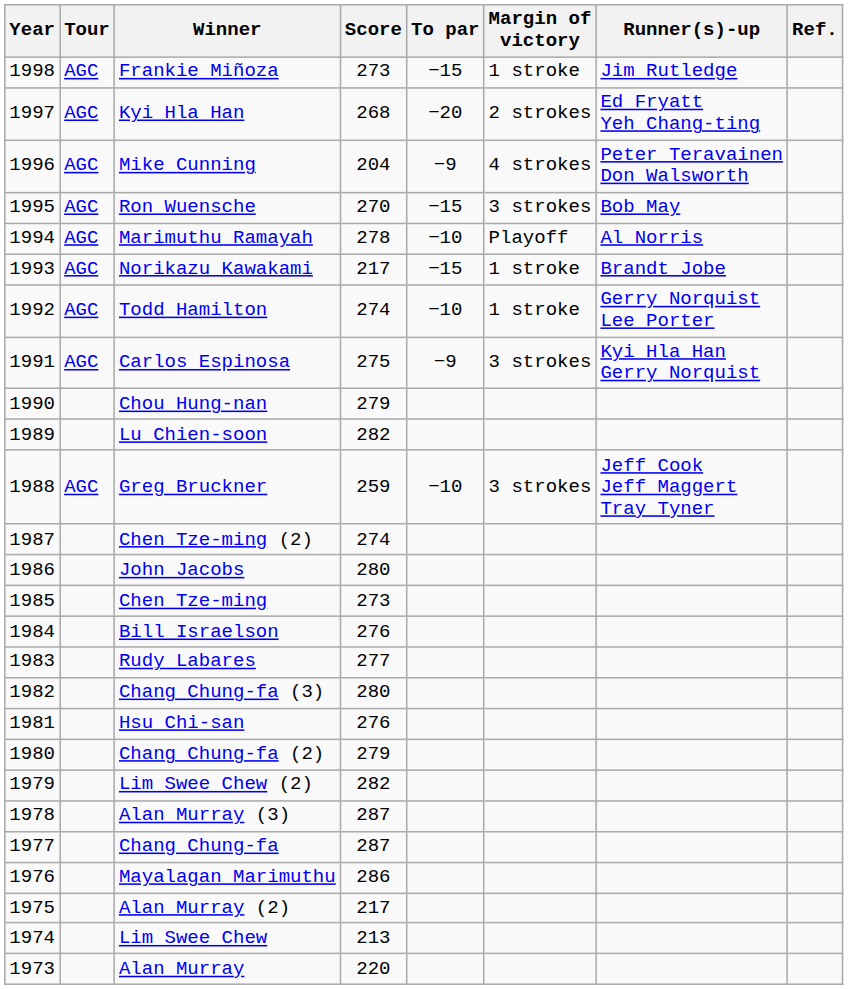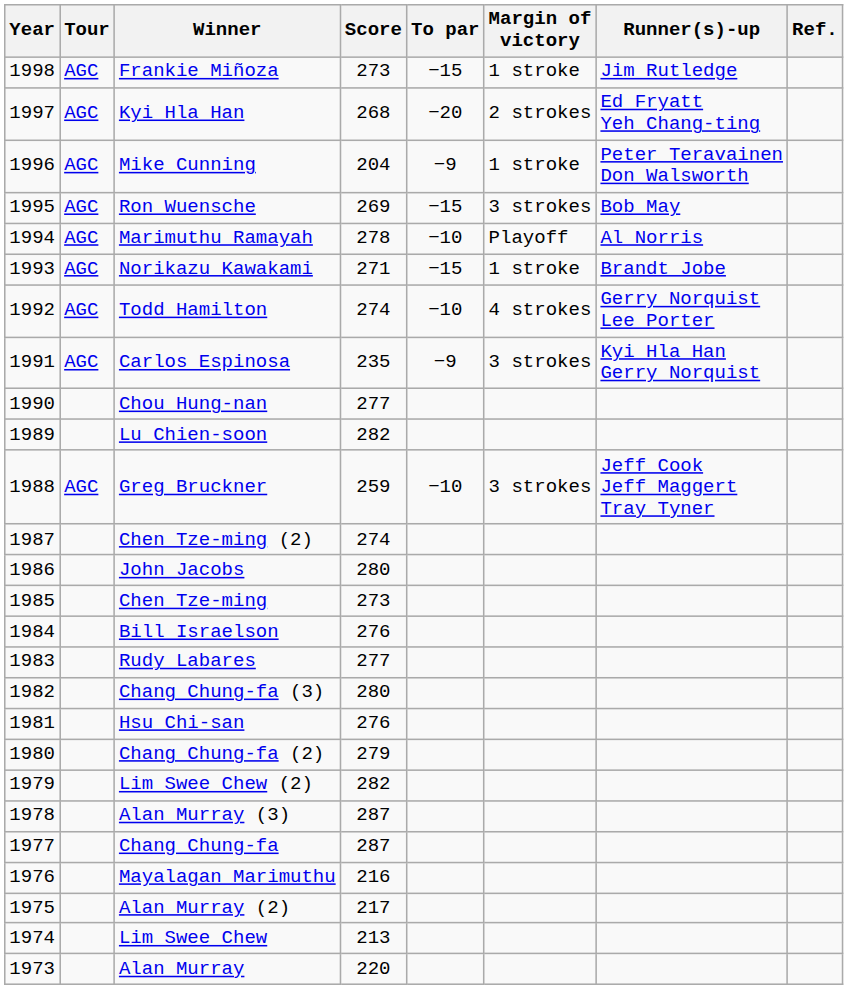(540, 166) 4 strokes -> (534, 166) 1 stroke
(373, 208) 270 -> (373, 208) 269
(373, 269) 217 -> (373, 269) 271
(534, 311) 1 stroke -> (540, 311) 4 strokes
(373, 363) 275 -> (373, 363) 235
(373, 405) 279 -> (373, 405) 277
(373, 878) 286 -> (373, 878) 216
